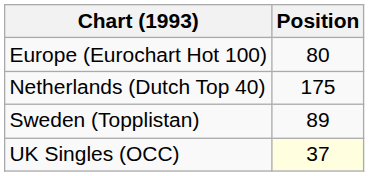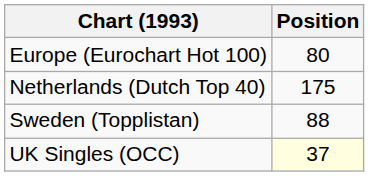(318, 120) 89 -> (318, 120) 88
